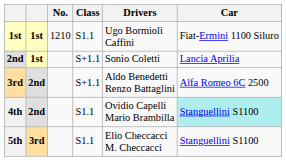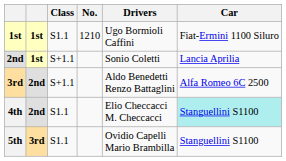columns swapped: (88, 13) <-> (60, 13)
(140, 112) Ovidio Capelli Mario Brambilla -> (136, 112) Elio Checcacci M. Checcacci
(136, 141) Elio Checcacci M. Checcacci -> (140, 141) Ovidio Capelli Mario Brambilla
